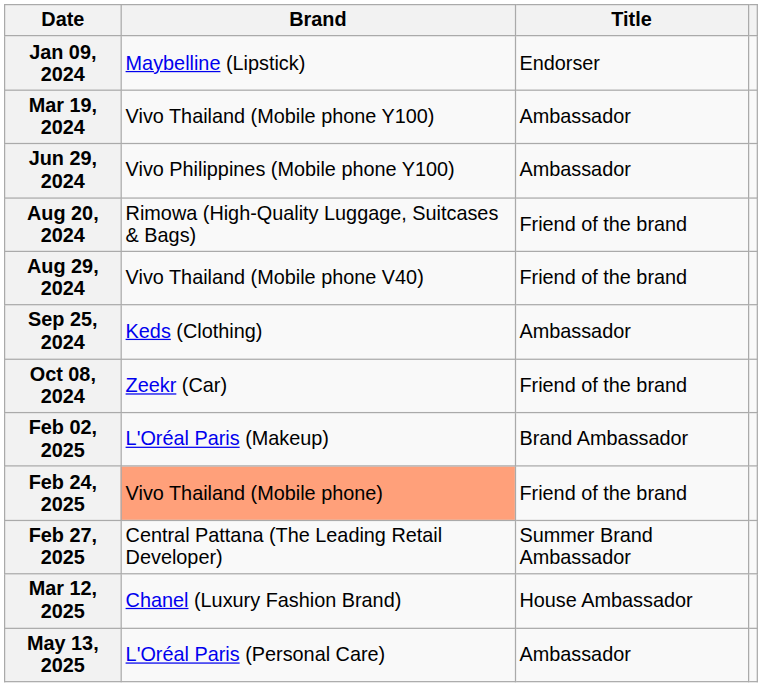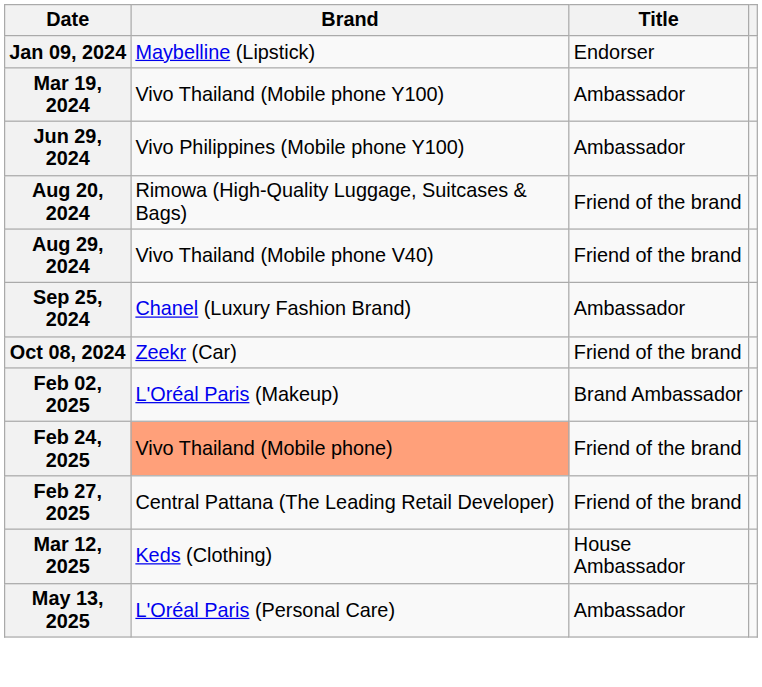(194, 331) Keds (Clothing) -> (273, 309) Chanel (Luxury Fashion Brand)
(586, 546) Summer Brand Ambassador -> (658, 502) Friend of the brand
(263, 600) Chanel (Luxury Fashion Brand) -> (204, 556) Keds (Clothing)
